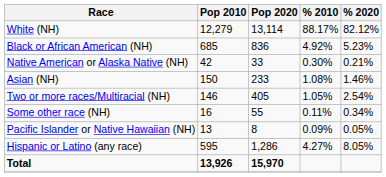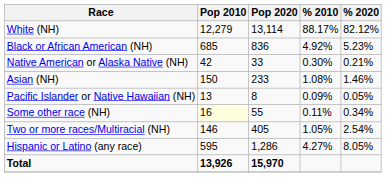rows swapped: (101, 130) <-> (88, 96)
(206, 113) no background -> (206, 113) lightyellow background
